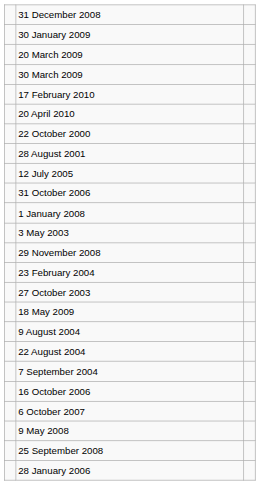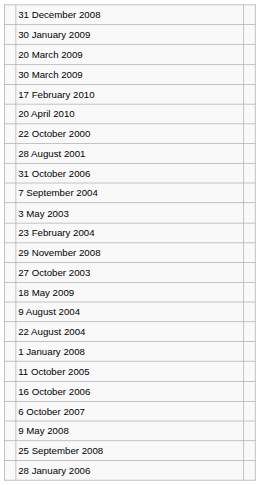- row: (46, 173)
rows swapped: (52, 213) <-> (58, 371)
rows swapped: (56, 272) <-> (59, 253)
+ row: (54, 371)
